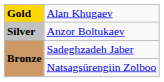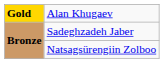- row: (86, 31)
